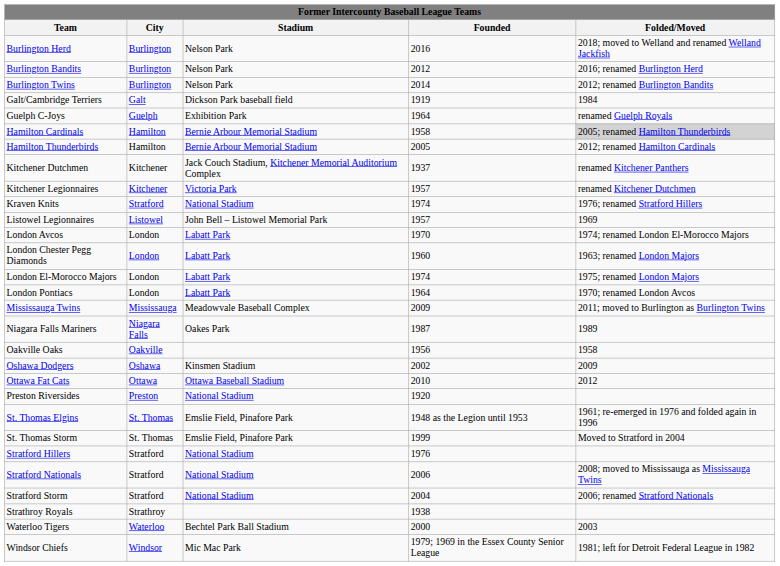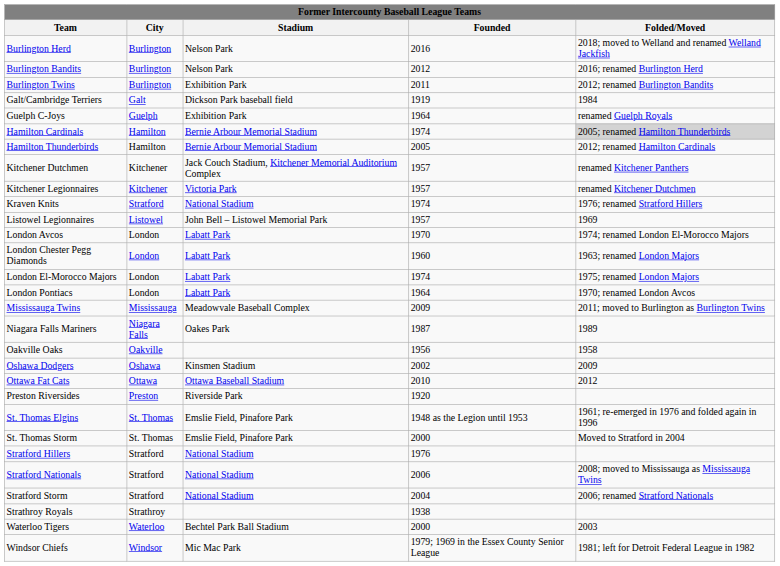(209, 85) Nelson Park -> (216, 85) Exhibition Park
(420, 85) 2014 -> (420, 85) 2011
(420, 131) 1958 -> (420, 131) 1974
(420, 168) 1937 -> (420, 168) 1957
(219, 396) National Stadium -> (214, 396) Riverside Park
(420, 438) 1999 -> (420, 438) 2000
